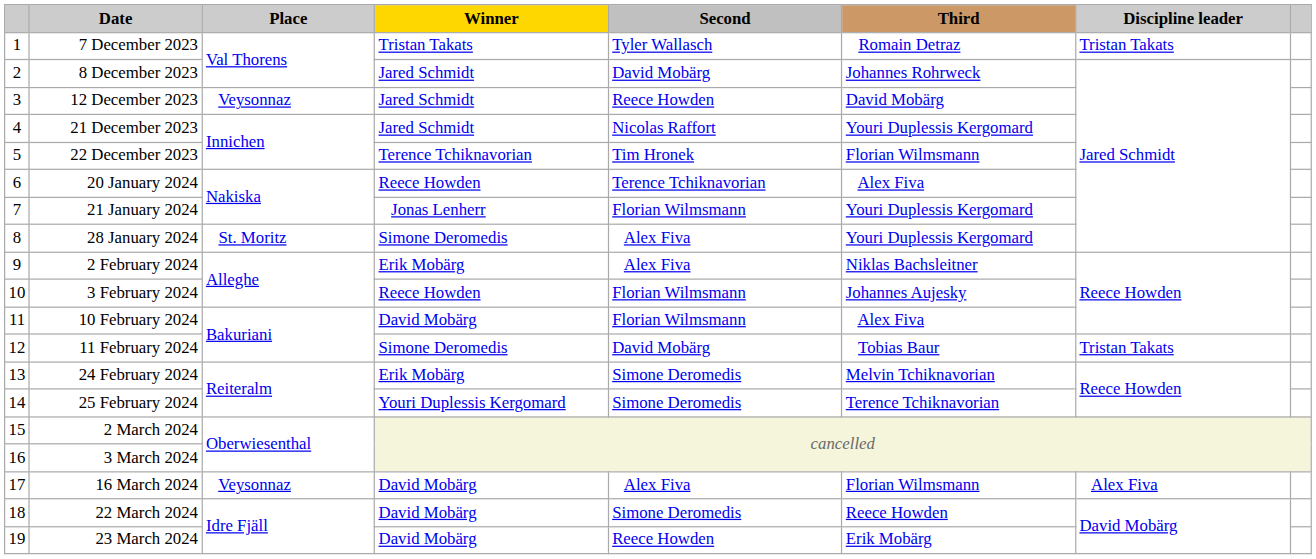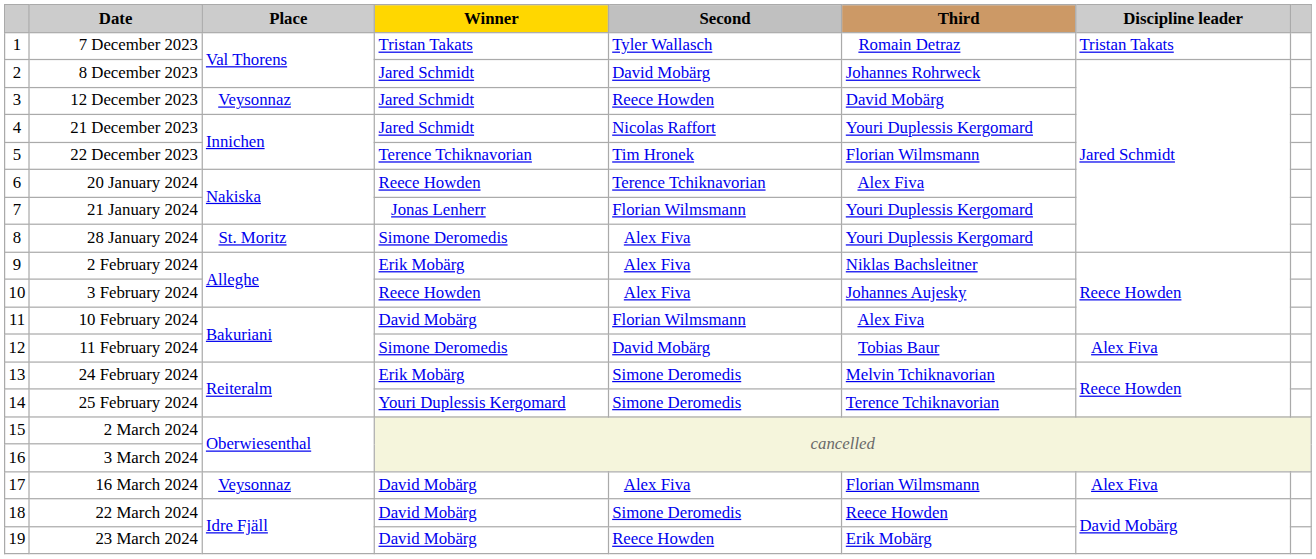(679, 292) Florian Wilmsmann -> (651, 292) Alex Fiva
(1127, 347) Tristan Takats -> (1119, 347) Alex Fiva
